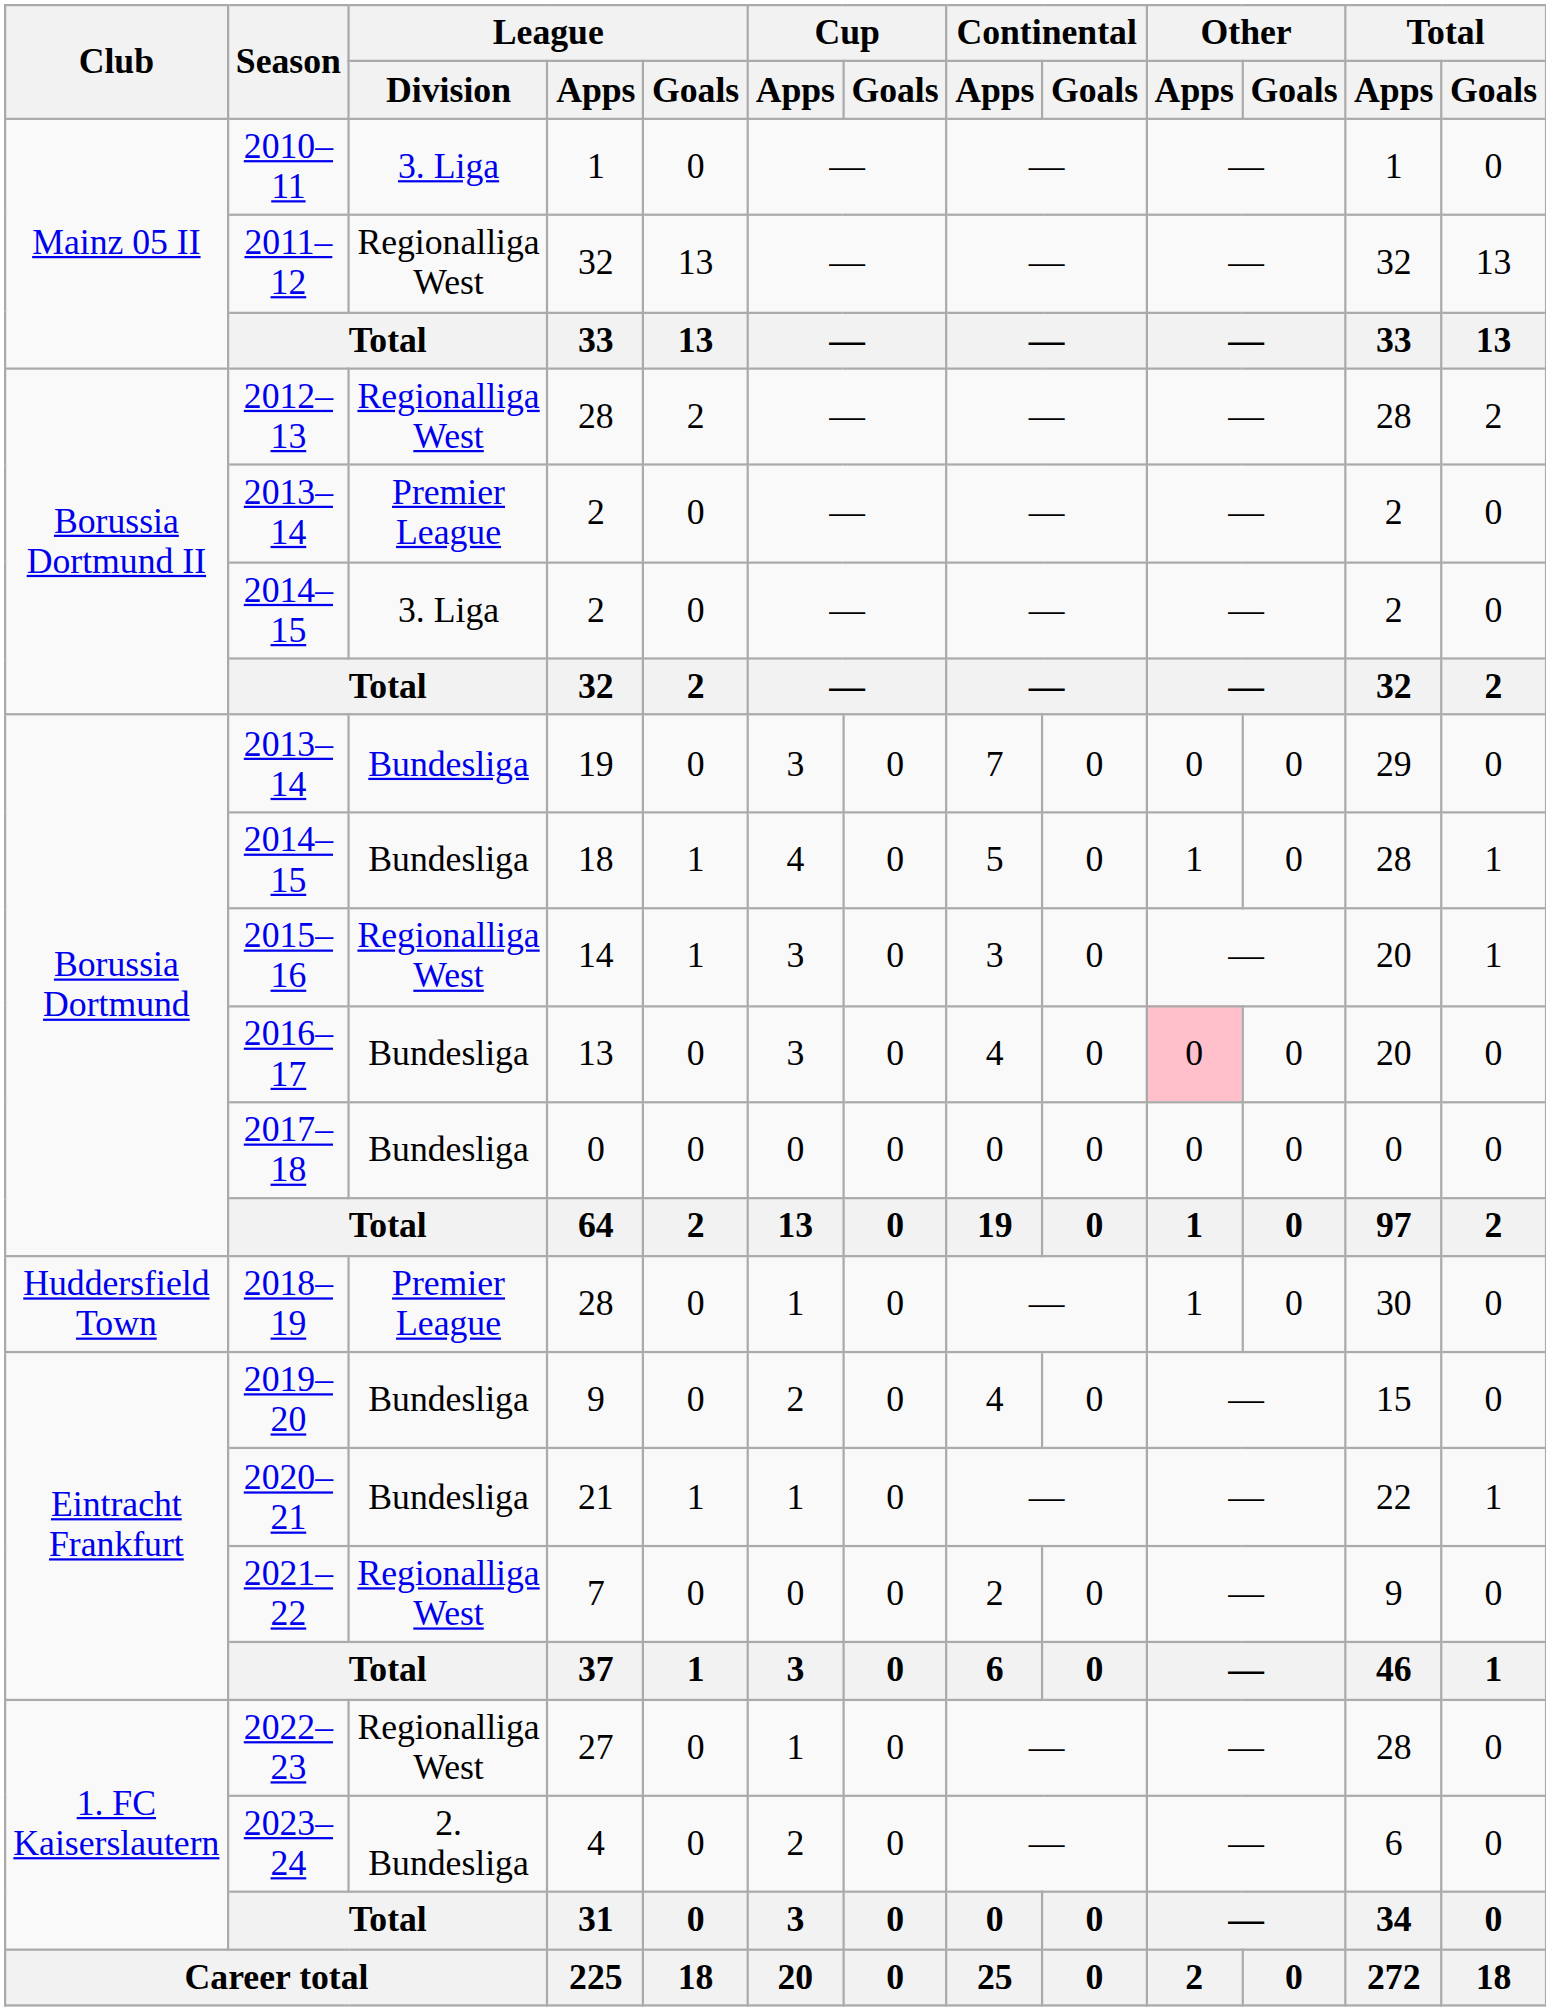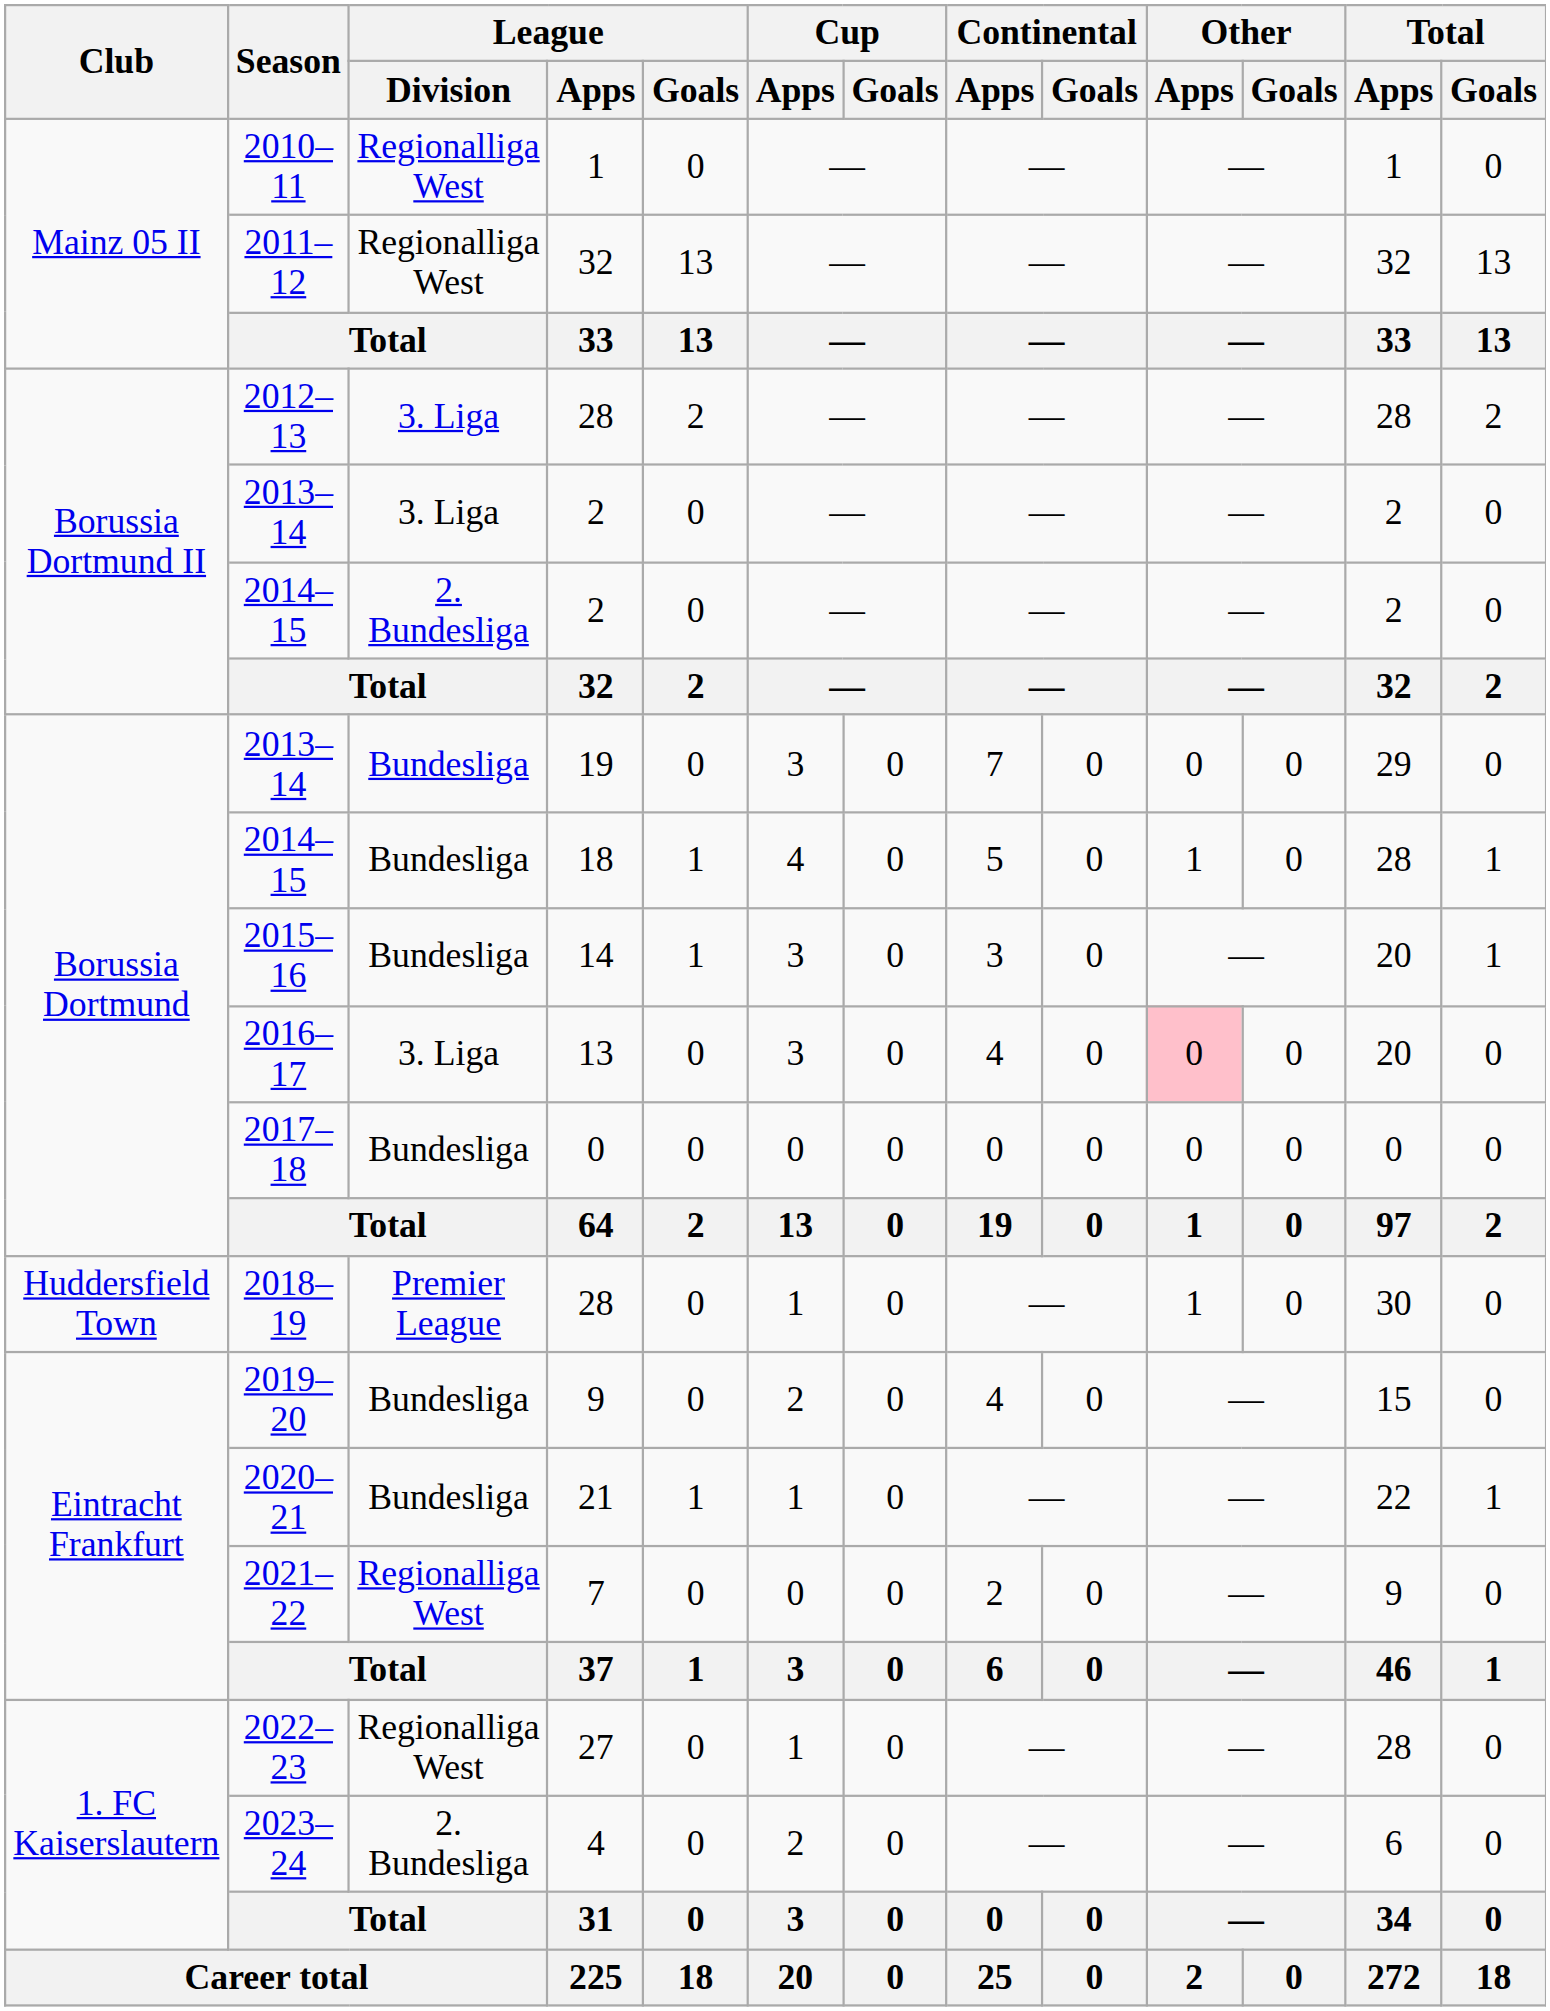(449, 166) 3. Liga -> (449, 166) Regionalliga West
(449, 416) Regionalliga West -> (449, 416) 3. Liga
(449, 512) Premier League -> (449, 512) 3. Liga
(449, 609) 3. Liga -> (449, 609) 2. Bundesliga
(449, 956) Regionalliga West -> (449, 956) Bundesliga
(449, 1053) Bundesliga -> (449, 1053) 3. Liga
